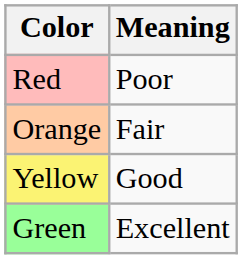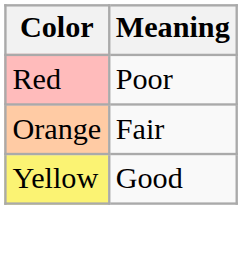- row: (49, 228)
